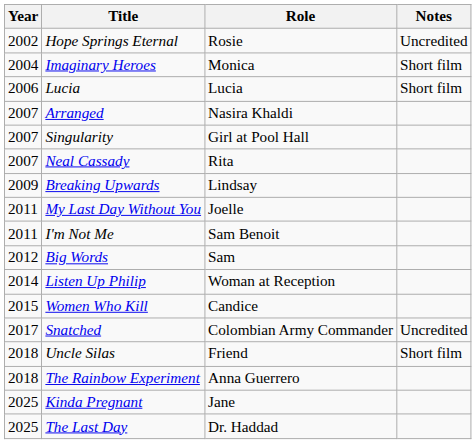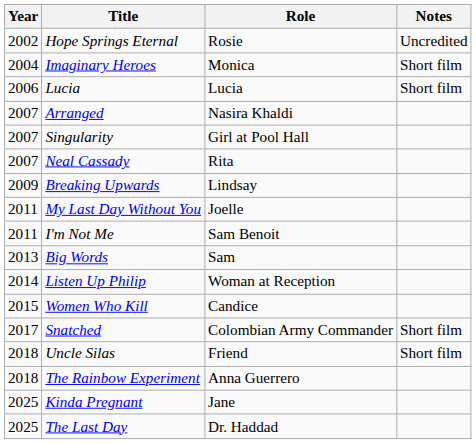(23, 257) 2012 -> (23, 257) 2013
(434, 329) Uncredited -> (431, 329) Short film
